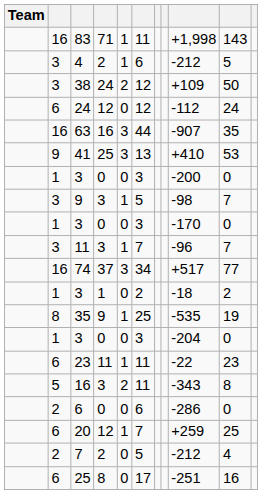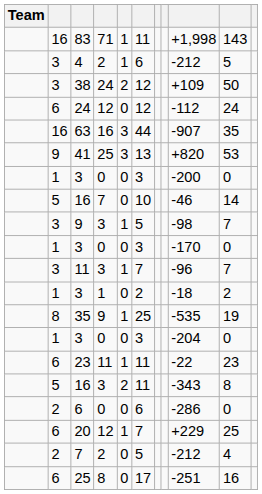(188, 154) +410 -> (188, 154) +820
+ row: (82, 200)
- row: (82, 270)
(188, 431) +259 -> (188, 431) +229
